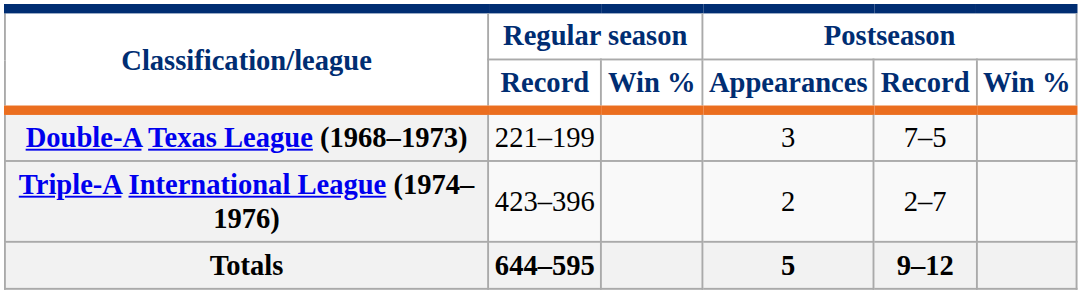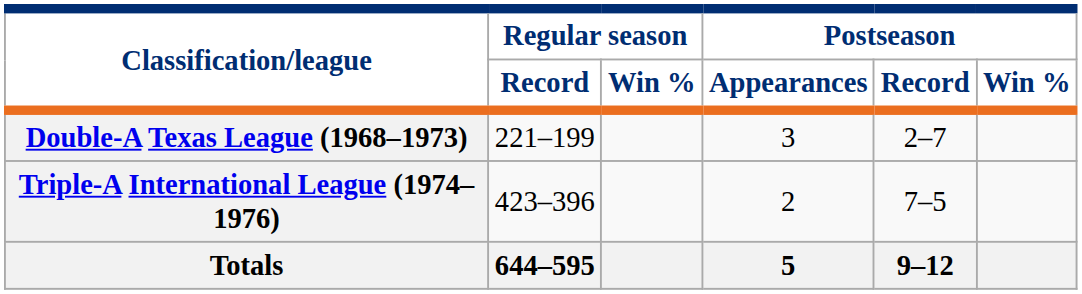(925, 137) 7–5 -> (925, 137) 2–7
(925, 201) 2–7 -> (925, 201) 7–5
